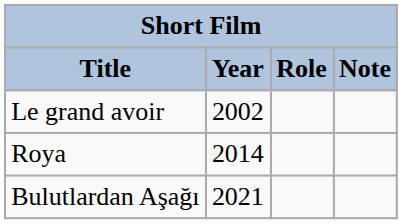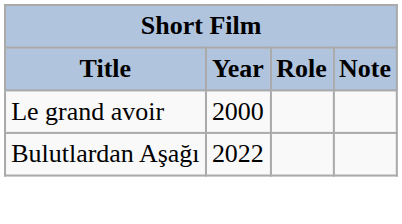(238, 111) 2002 -> (238, 111) 2000
- row: (39, 154)
(238, 196) 2021 -> (238, 154) 2022
